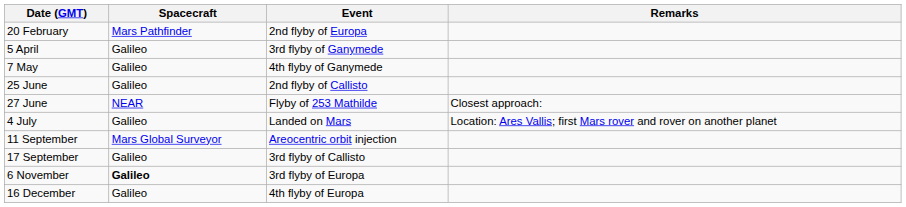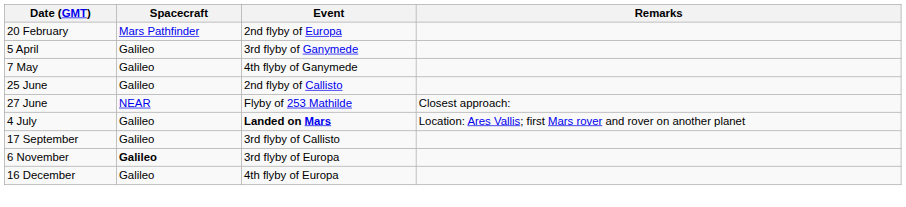(310, 121) normal -> (288, 121) bold
- row: (42, 139)
